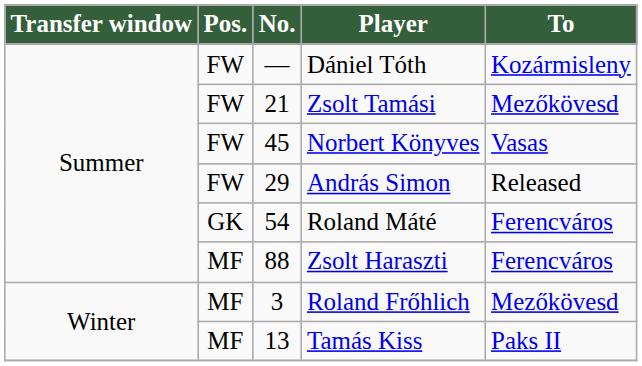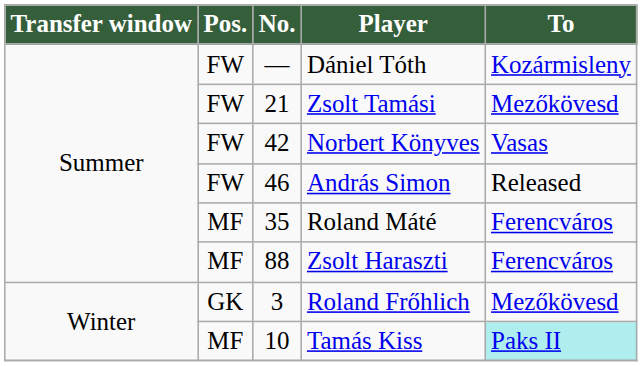(277, 143) 45 -> (277, 143) 42
(277, 182) 29 -> (277, 182) 46
(225, 222) GK -> (225, 222) MF
(277, 222) 54 -> (277, 222) 35
(225, 301) MF -> (225, 301) GK
(277, 340) 13 -> (277, 340) 10
(526, 340) no background -> (526, 340) paleturquoise background
